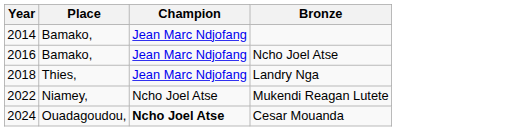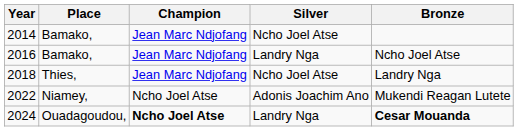+ column: (311, 14)
(298, 116) normal -> (422, 116) bold
